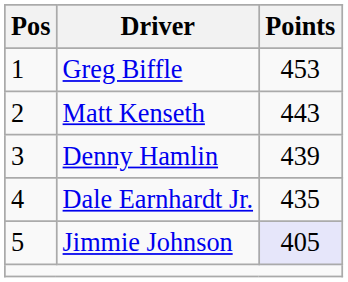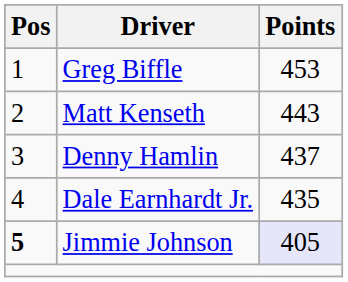(300, 156) 439 -> (300, 156) 437
(18, 243) normal -> (18, 243) bold
